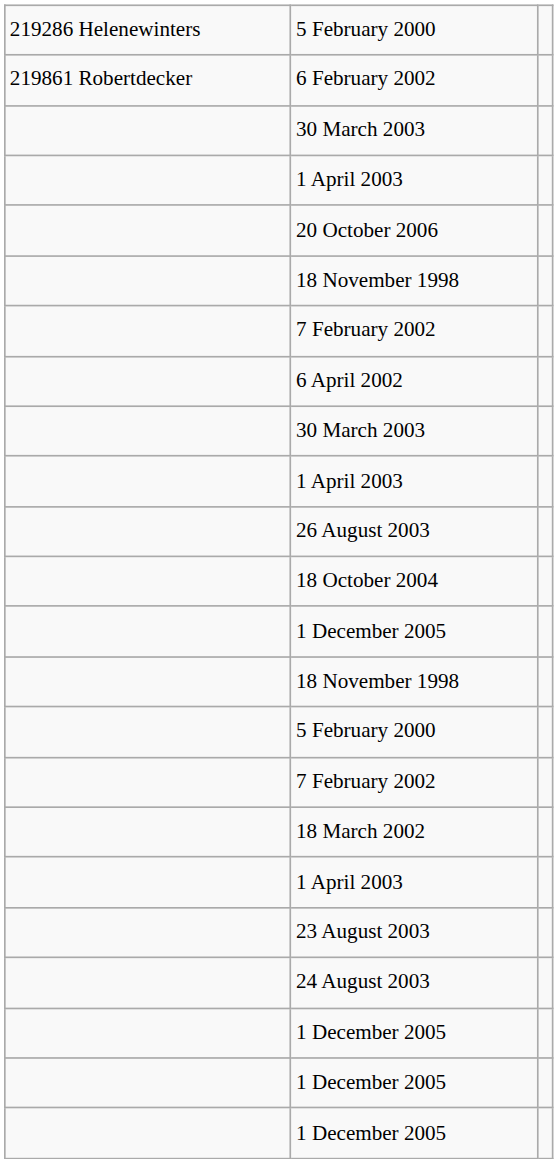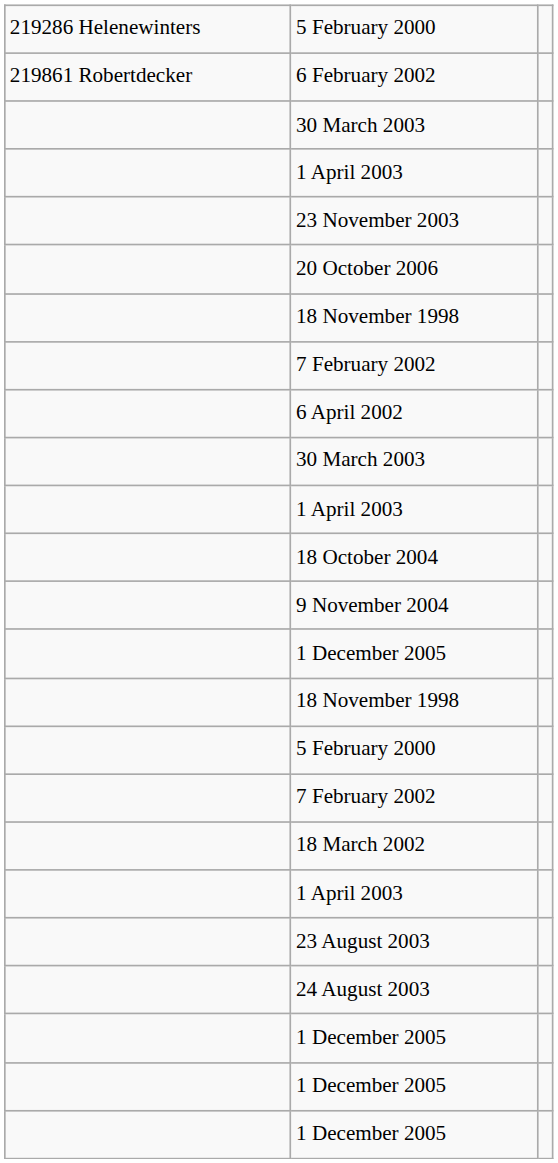+ row: (148, 221)
- row: (148, 531)
+ row: (148, 606)
